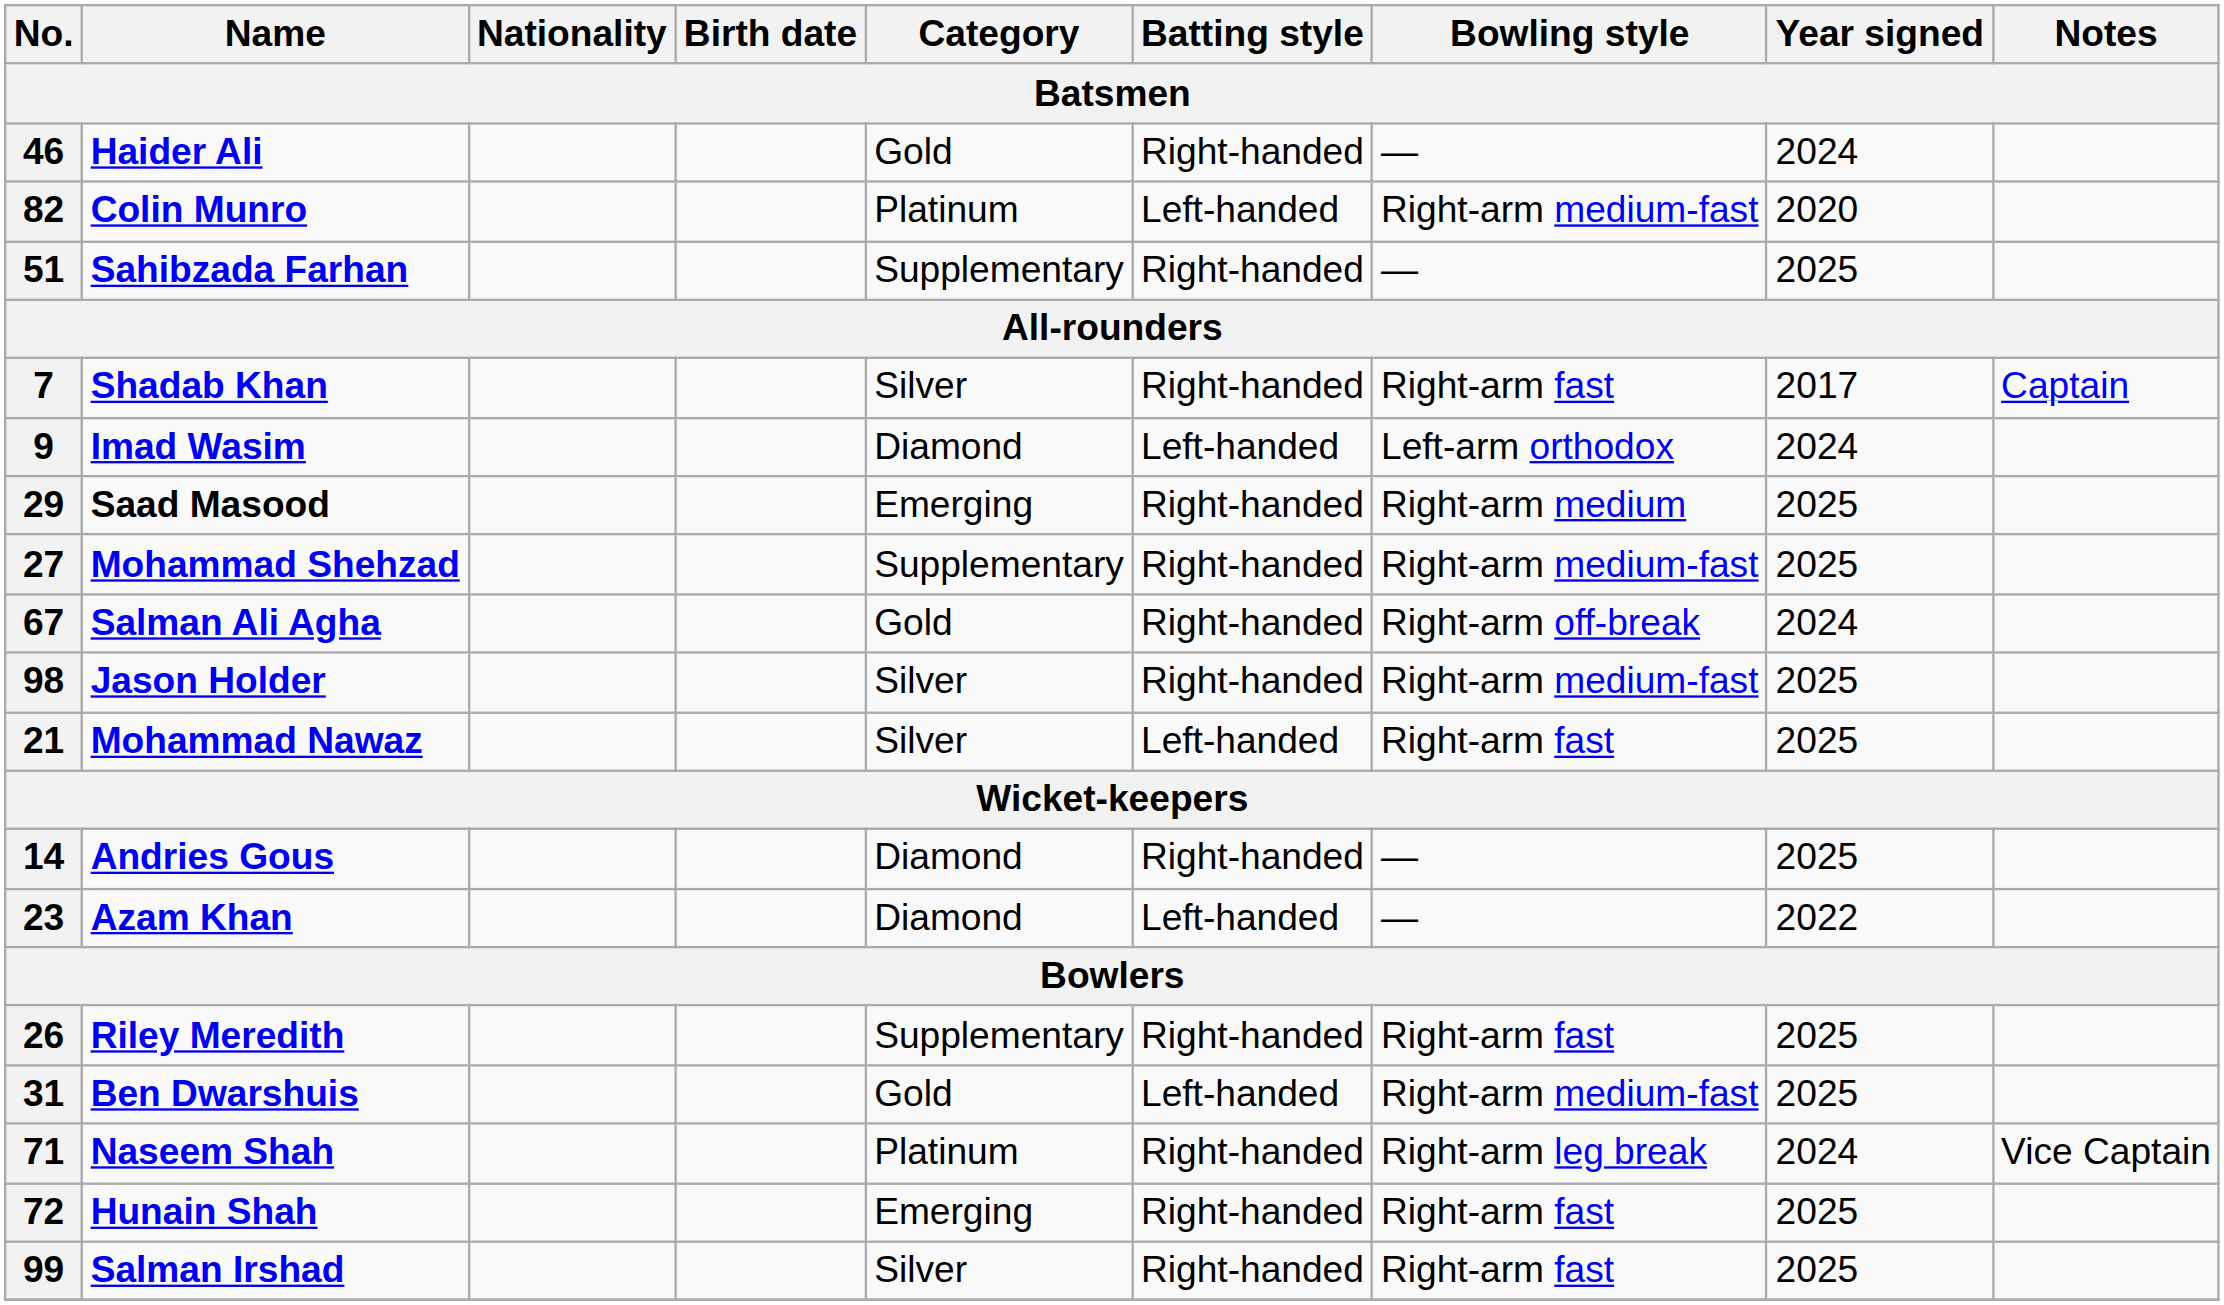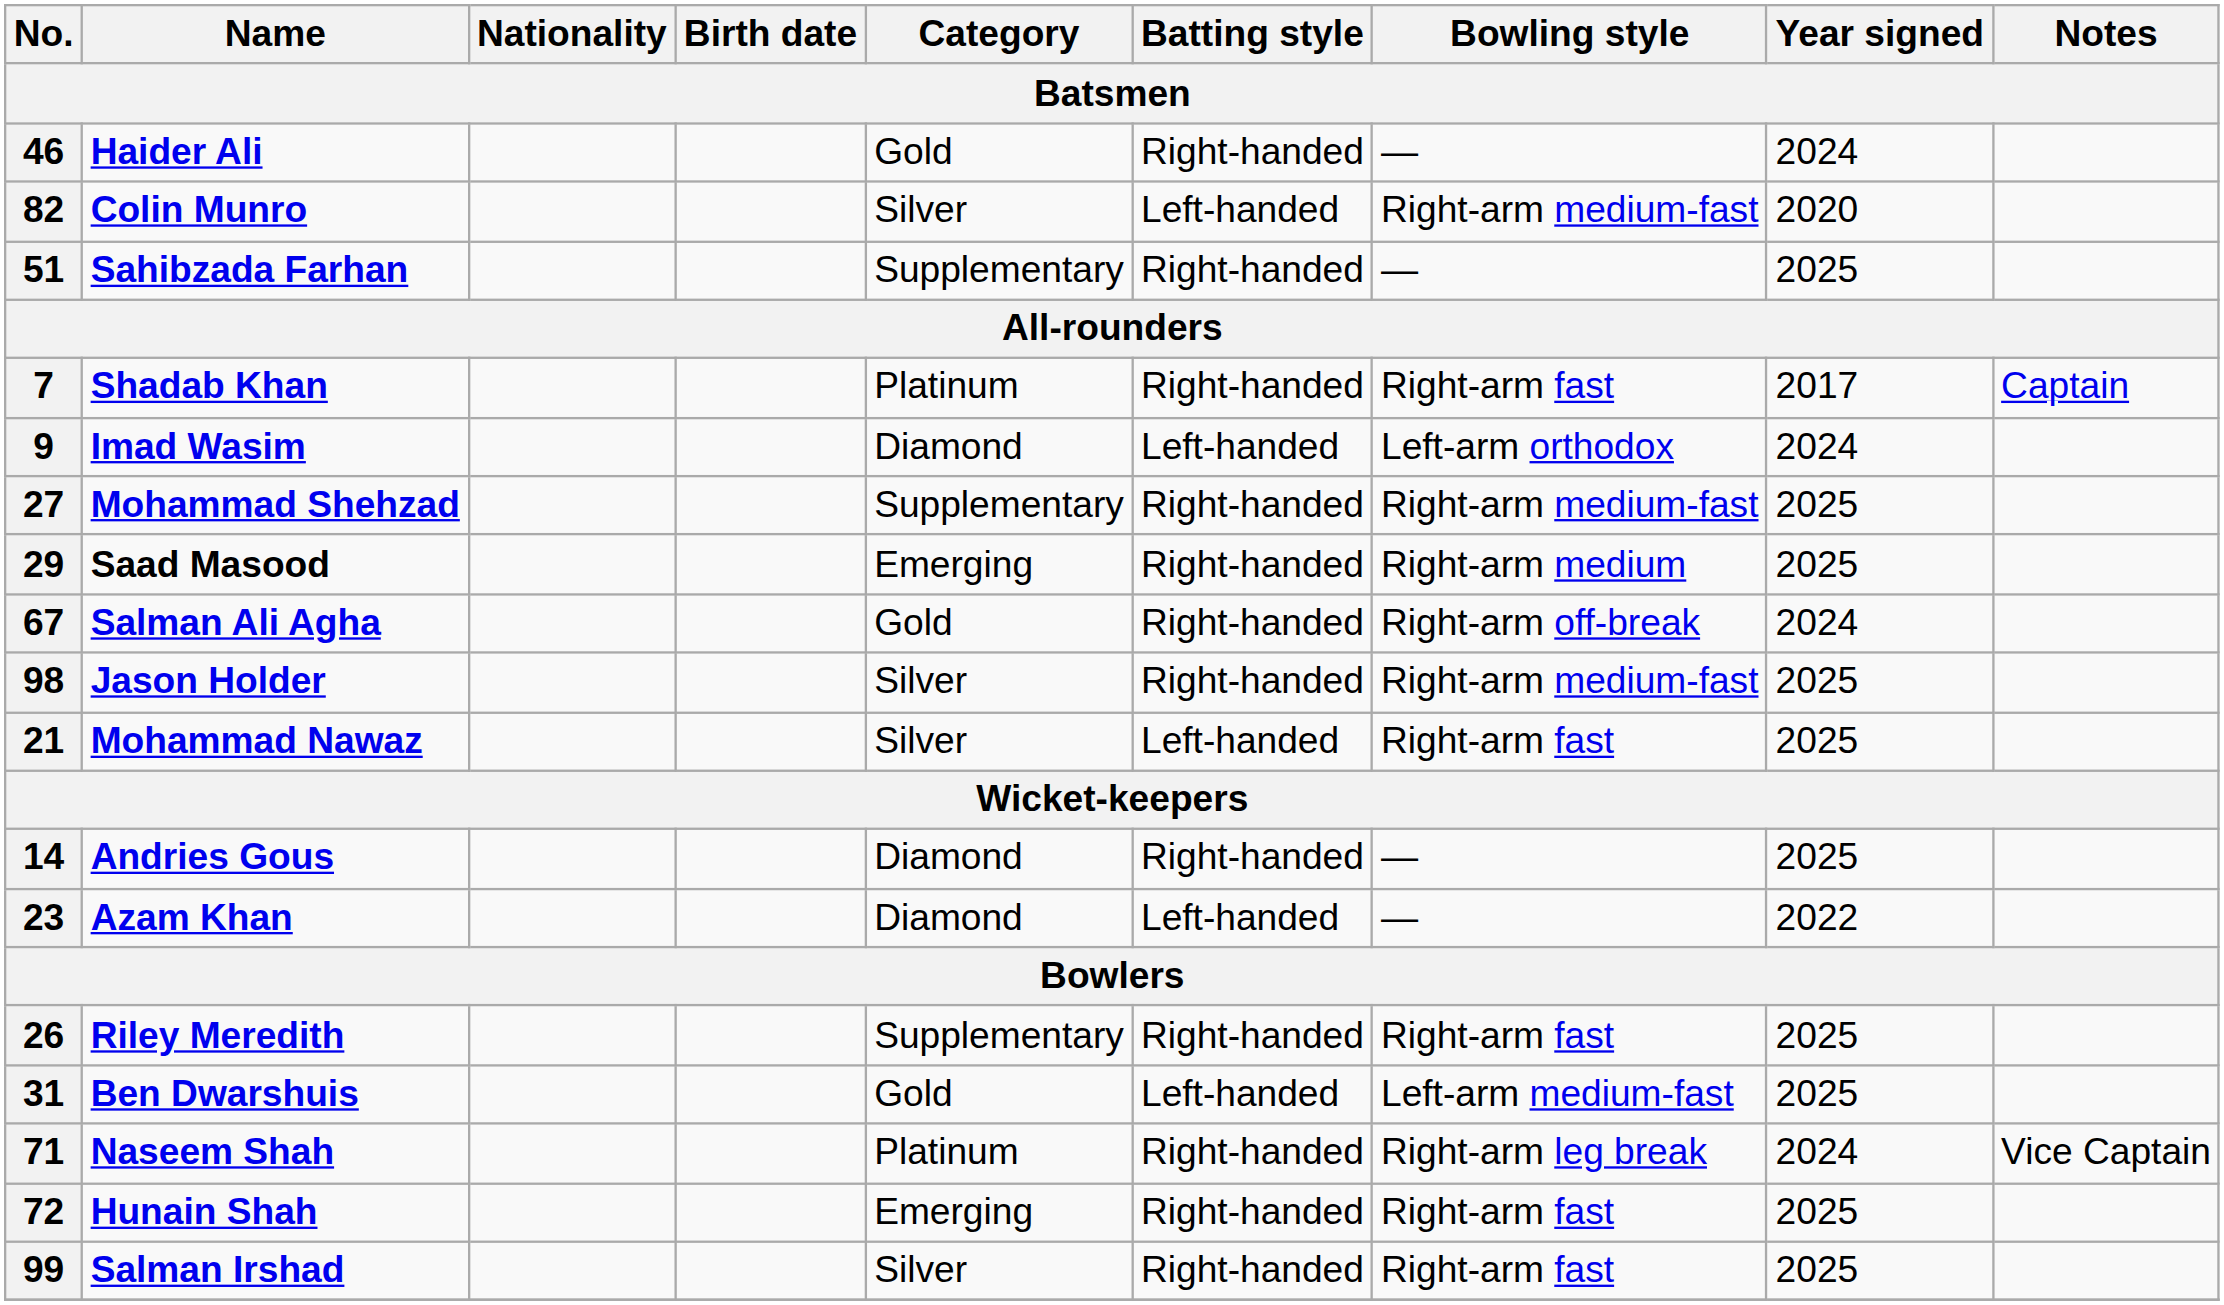(946, 210) Platinum -> (921, 210) Silver
(921, 387) Silver -> (946, 387) Platinum
rows swapped: (44, 563) <-> (44, 504)
(1570, 1093) Right-arm medium-fast -> (1557, 1093) Left-arm medium-fast
